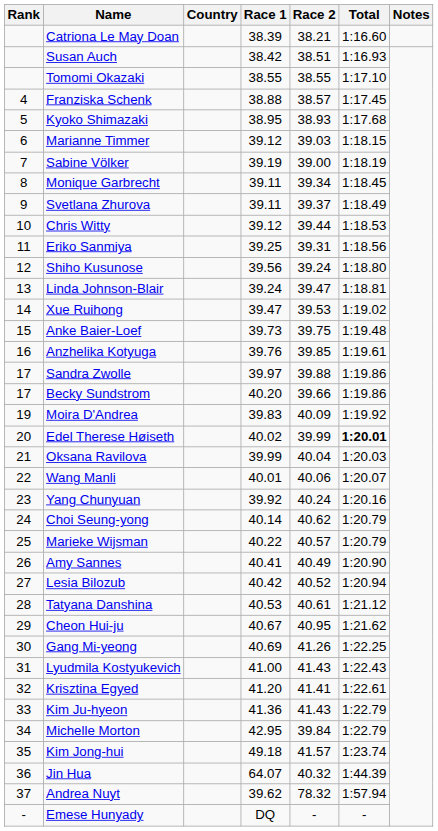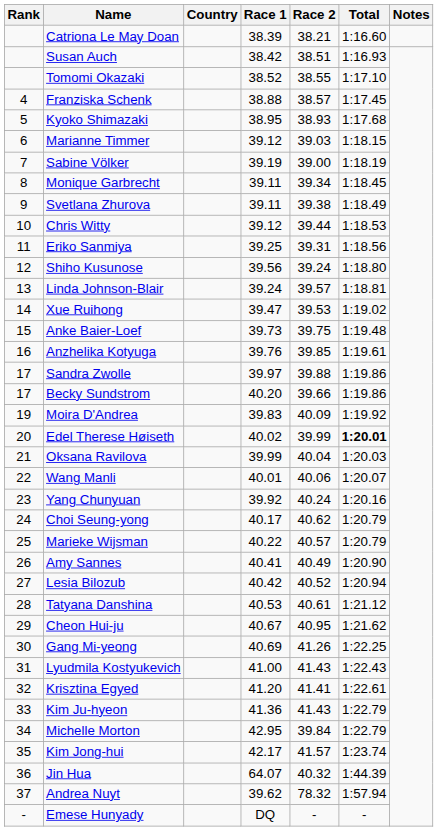(265, 78) 38.55 -> (265, 78) 38.52
(314, 204) 39.37 -> (314, 204) 39.38
(314, 288) 39.47 -> (314, 288) 39.57
(265, 520) 40.14 -> (265, 520) 40.17
(265, 752) 49.18 -> (265, 752) 42.17
